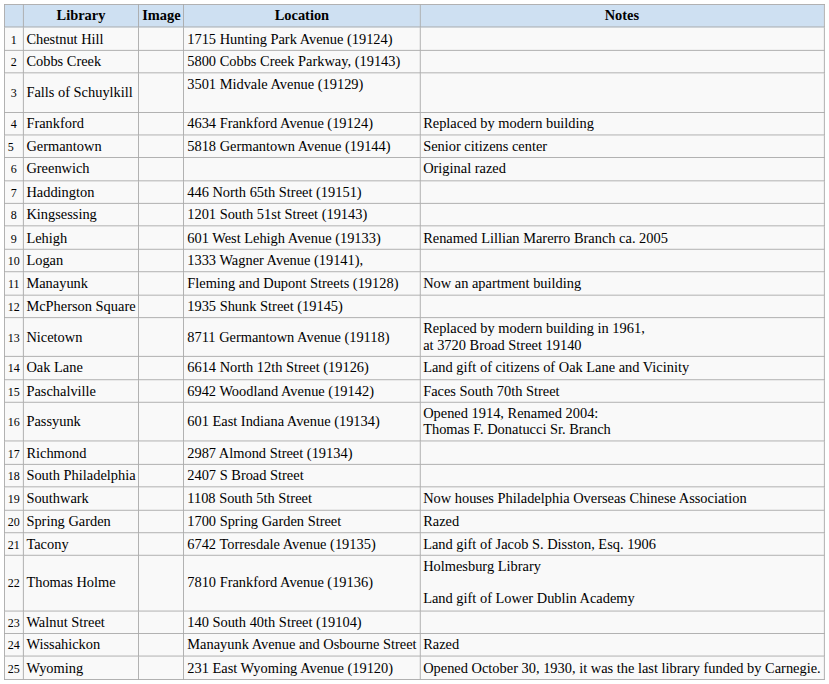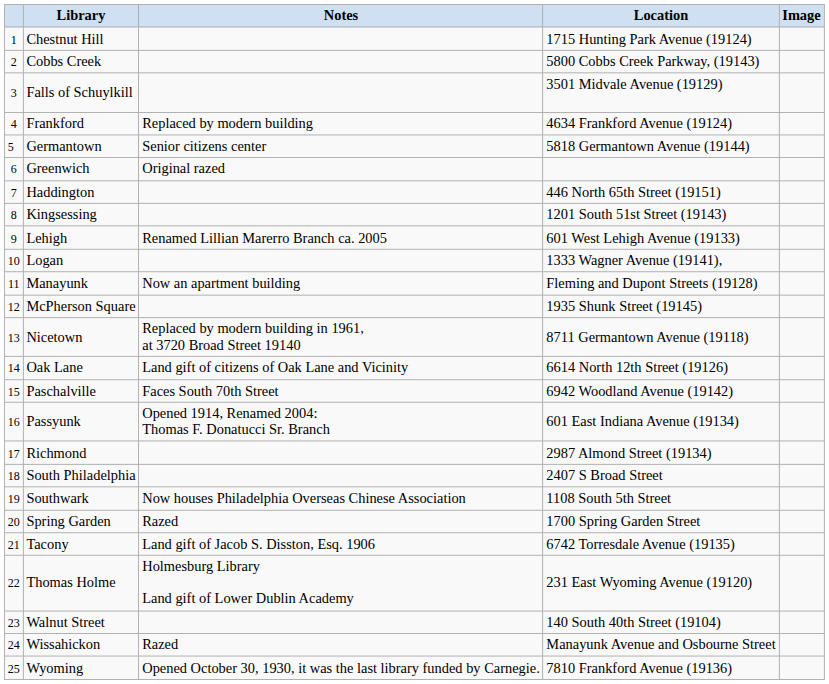columns swapped: (161, 15) <-> (622, 15)
(280, 583) 7810 Frankford Avenue (19136) -> (649, 583) 231 East Wyoming Avenue (19120)
(290, 667) 231 East Wyoming Avenue (19120) -> (639, 667) 7810 Frankford Avenue (19136)
